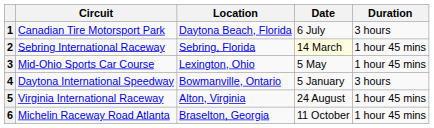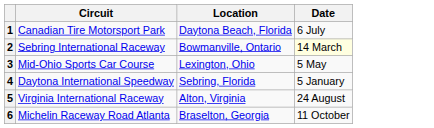- column: (390, 13)
(217, 47) Sebring, Florida -> (230, 47) Bowmanville, Ontario
(230, 82) Bowmanville, Ontario -> (217, 82) Sebring, Florida
